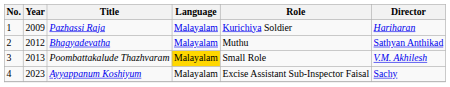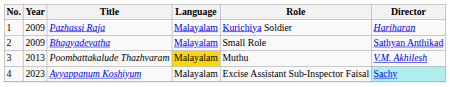(35, 43) 2012 -> (35, 43) 2009
(235, 43) Muthu -> (244, 43) Small Role
(244, 58) Small Role -> (235, 58) Muthu
(386, 74) no background -> (386, 74) paleturquoise background
